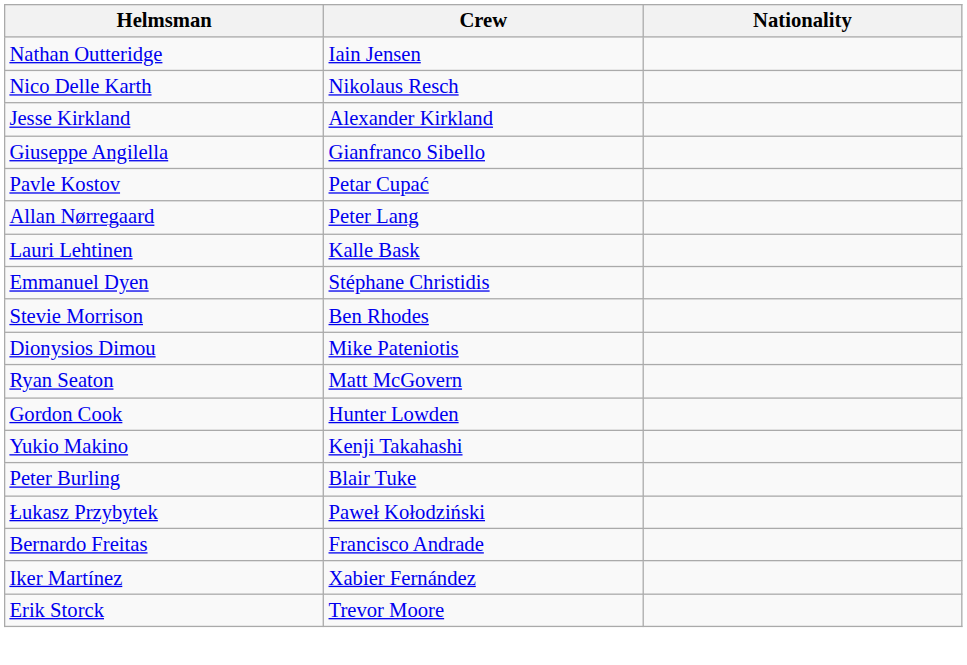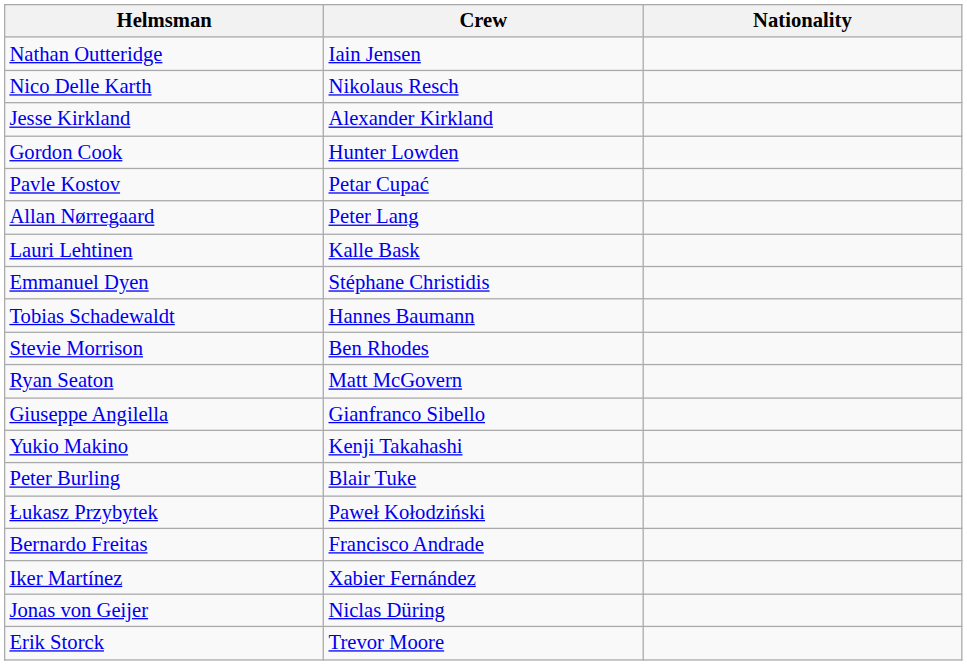rows swapped: (66, 413) <-> (89, 151)
+ row: (92, 315)
- row: (83, 348)
+ row: (79, 610)
